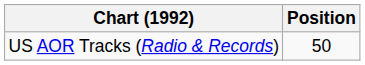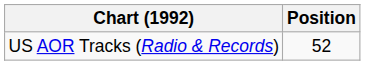(321, 45) 50 -> (321, 45) 52
